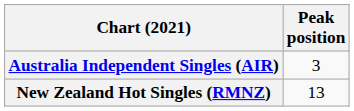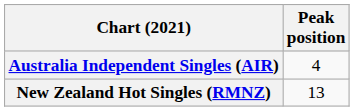(316, 65) 3 -> (316, 65) 4
